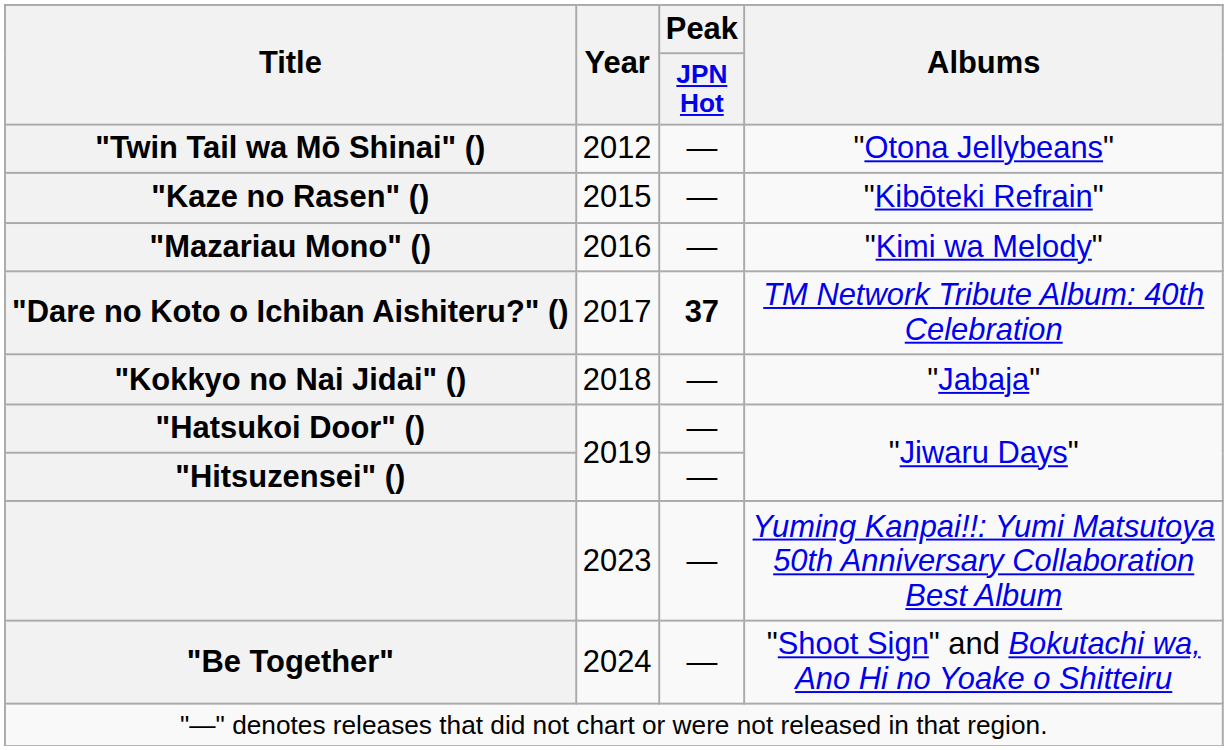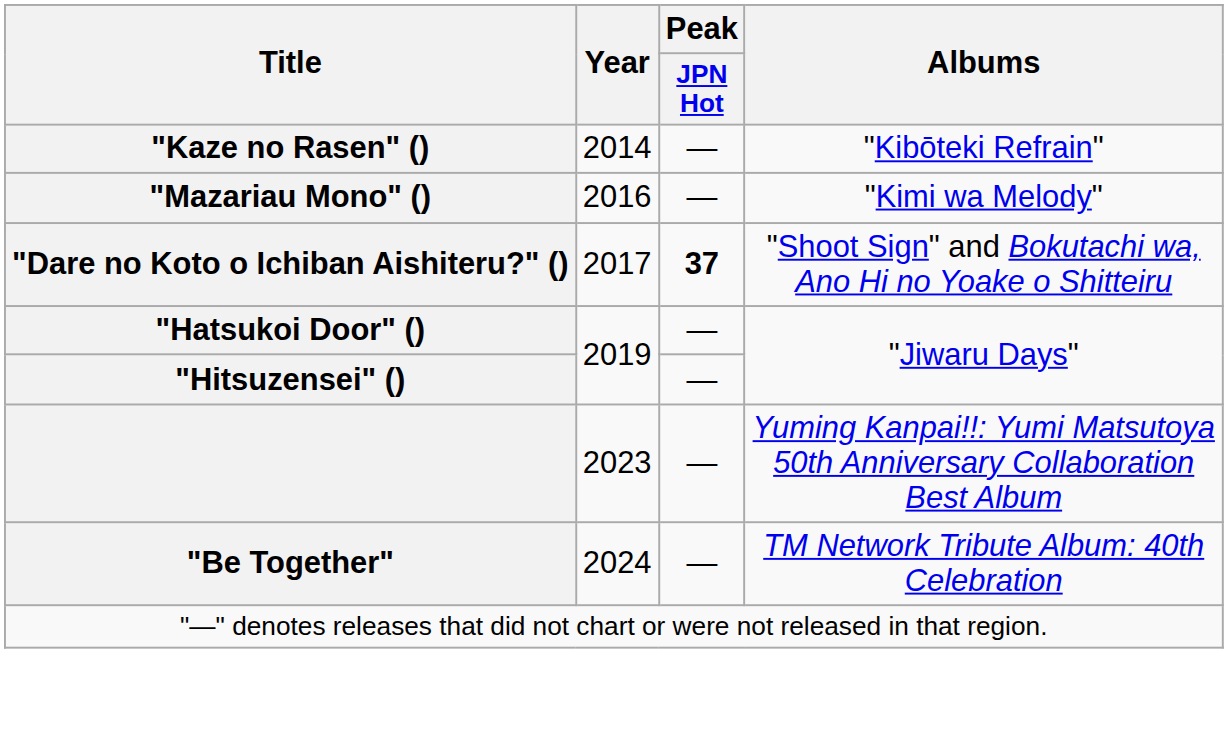- row: (290, 148)
(617, 197) 2015 -> (617, 148) 2014
(984, 312) TM Network Tribute Album: 40th Celebration -> (984, 263) "Shoot Sign" and Bokutachi wa, Ano Hi no Yoake o Shitteiru
- row: (290, 378)
(984, 661) "Shoot Sign" and Bokutachi wa, Ano Hi no Yoake o Shitteiru -> (984, 563) TM Network Tribute Album: 40th Celebration
